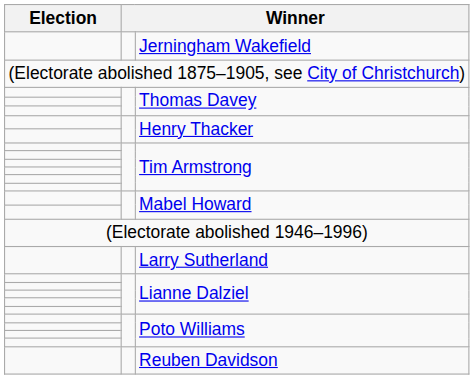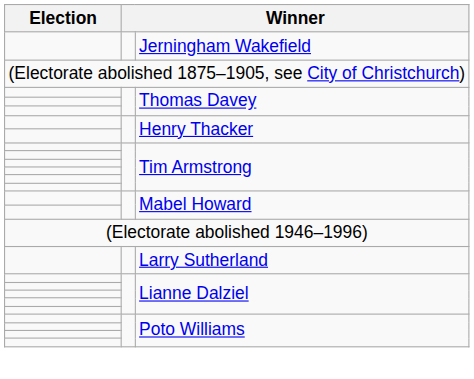- row: (63, 360)
